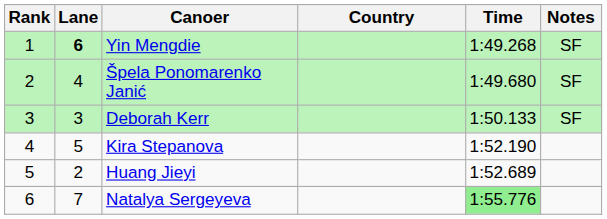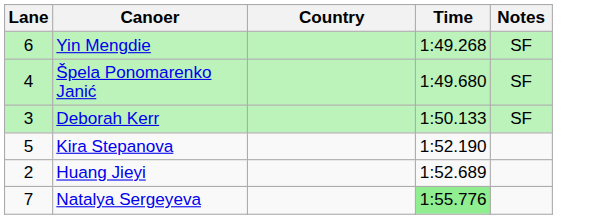- column: (29, 18)
(78, 45) bold -> (28, 45) normal
